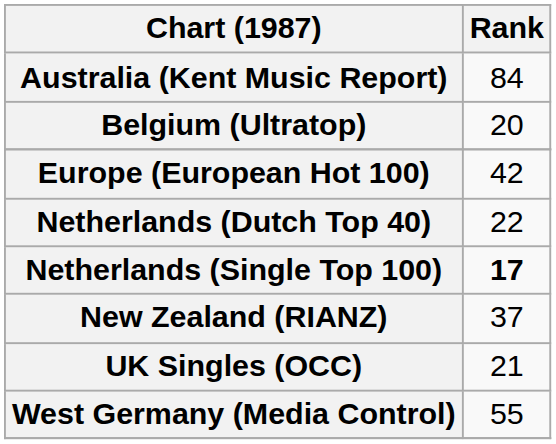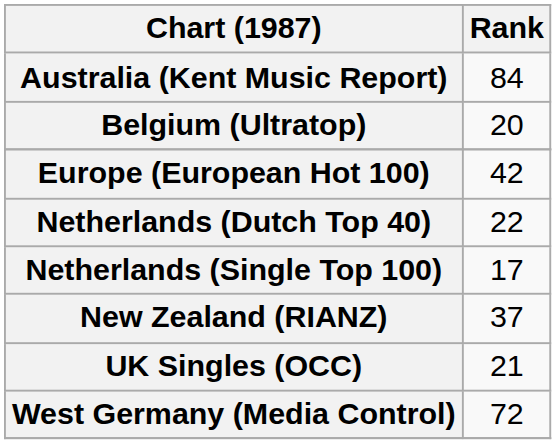(507, 269) bold -> (507, 269) normal
(507, 414) 55 -> (507, 414) 72
